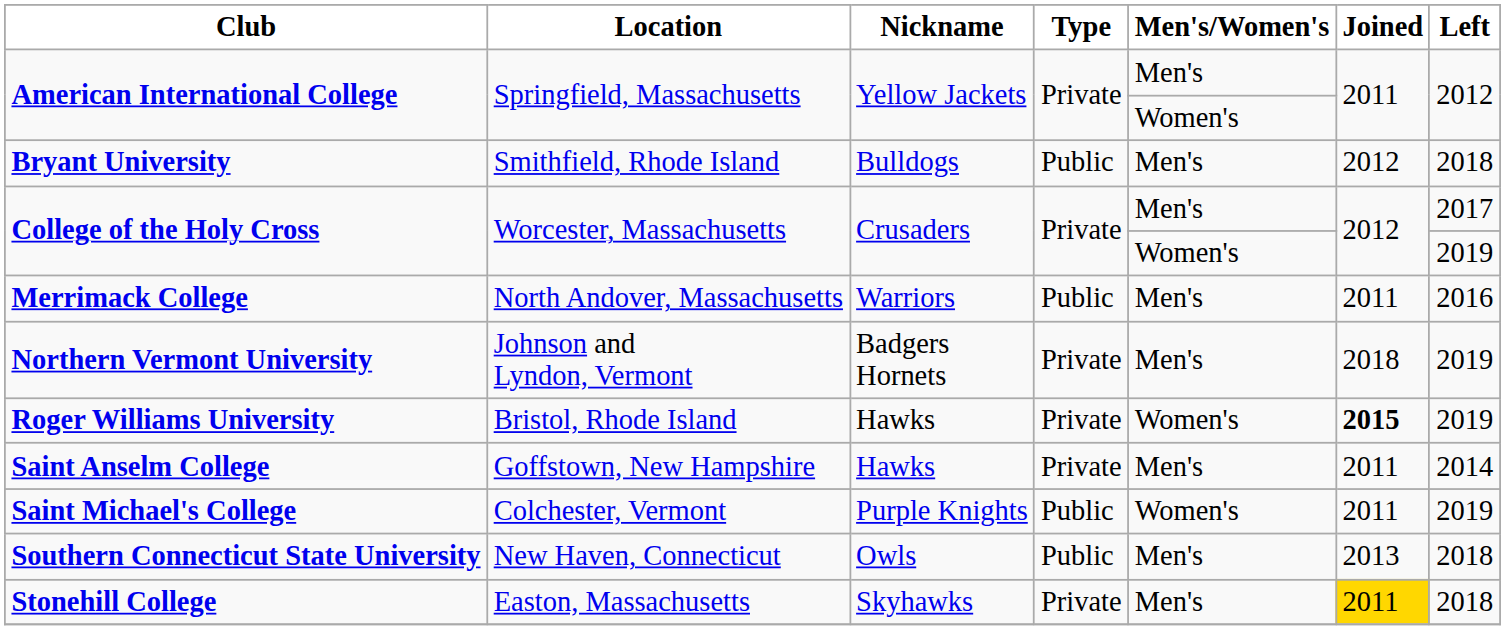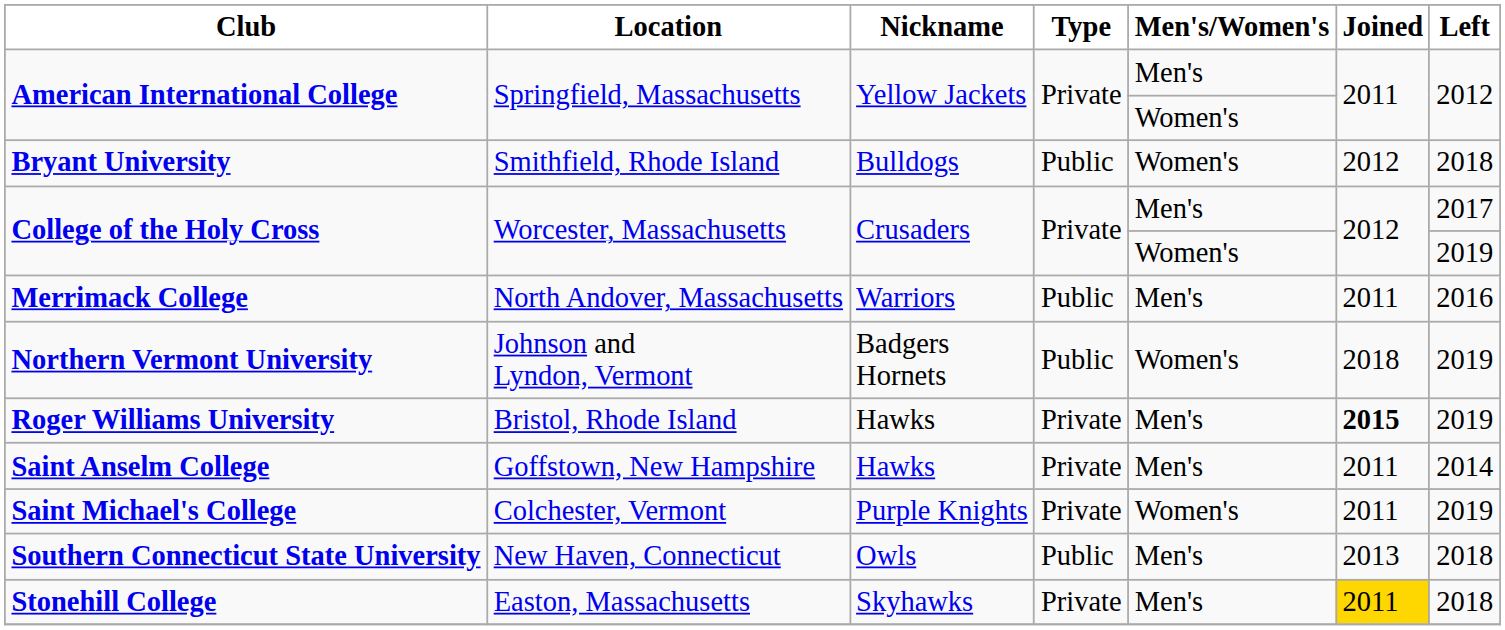(1169, 162) Men's -> (1187, 162) Women's
(1081, 359) Private -> (1077, 359) Public
(1169, 359) Men's -> (1187, 359) Women's
(1187, 420) Women's -> (1169, 420) Men's
(1077, 510) Public -> (1081, 510) Private
